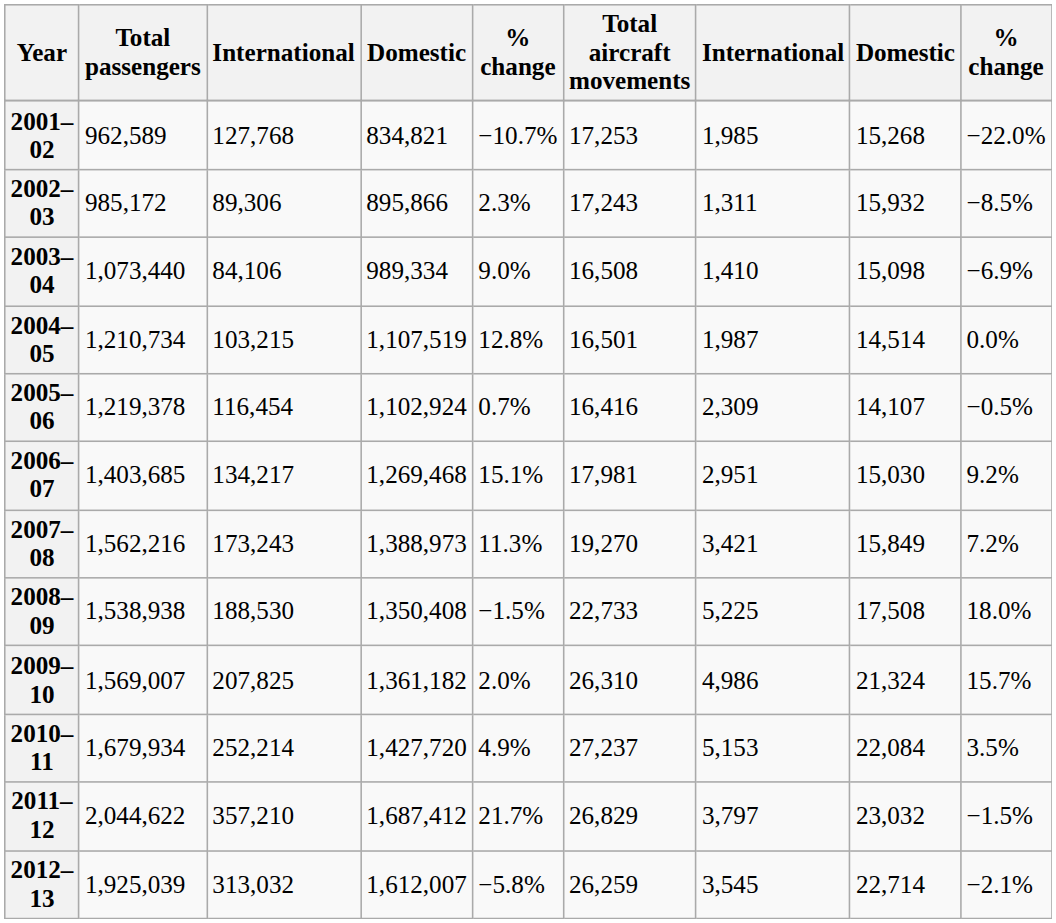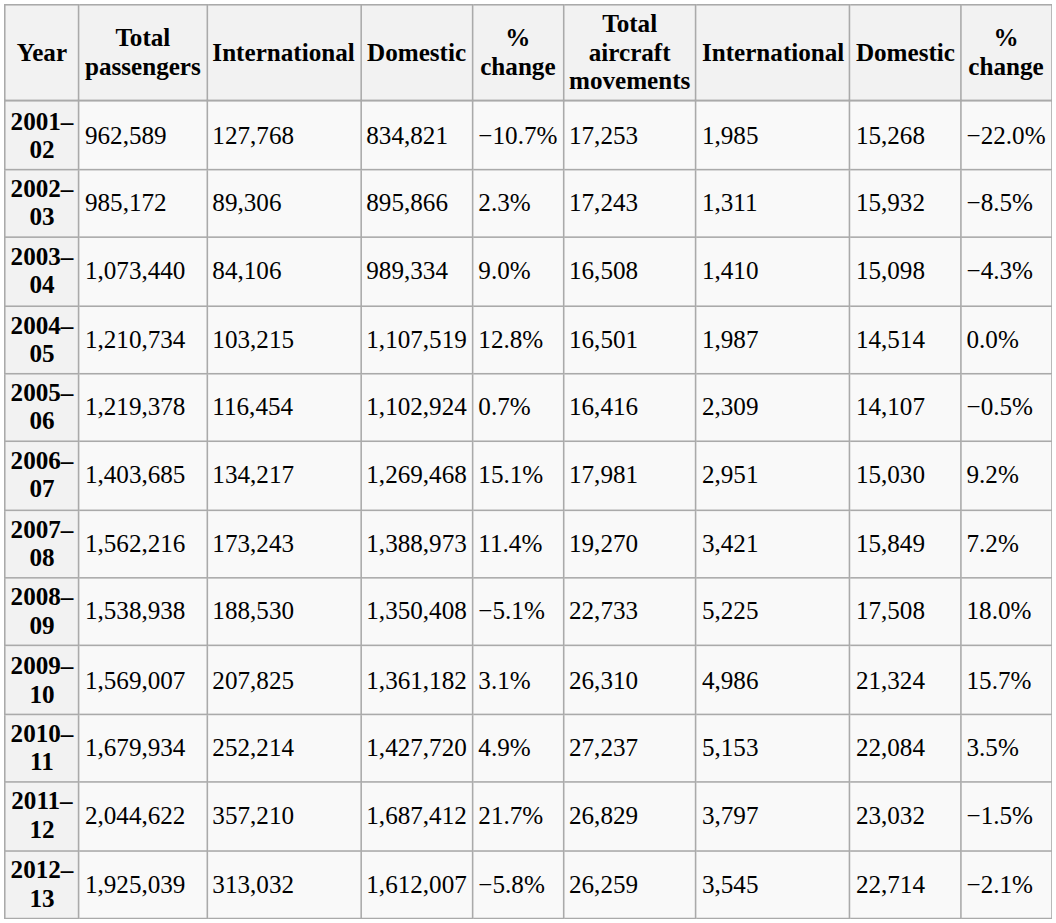(1000, 271) −6.9% -> (1000, 271) −4.3%
(510, 543) 11.3% -> (510, 543) 11.4%
(512, 611) −1.5% -> (512, 611) −5.1%
(505, 679) 2.0% -> (505, 679) 3.1%
